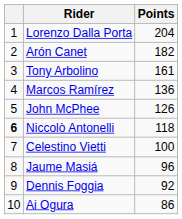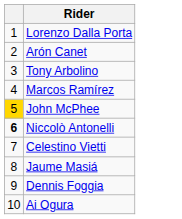- column: (156, 14)
(14, 109) no background -> (14, 109) gold background
